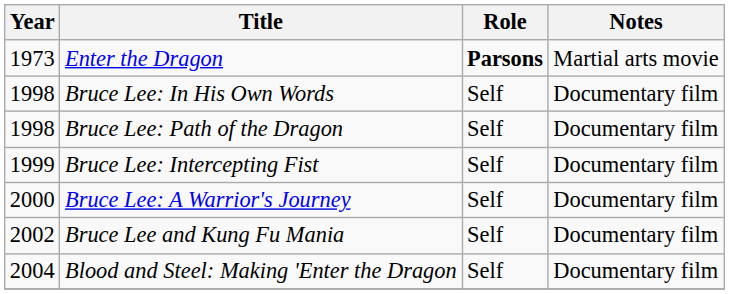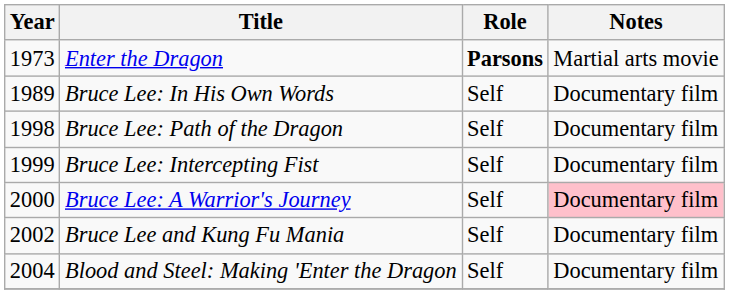(32, 93) 1998 -> (32, 93) 1989
(636, 199) no background -> (636, 199) pink background
